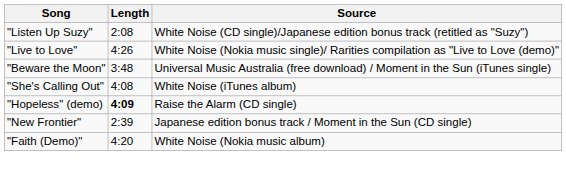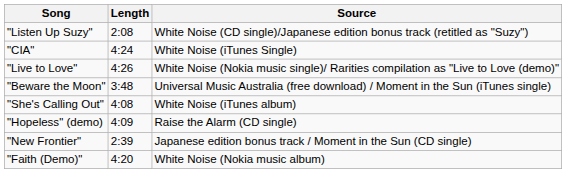+ row: (21, 50)
(122, 104) bold -> (122, 123) normal
